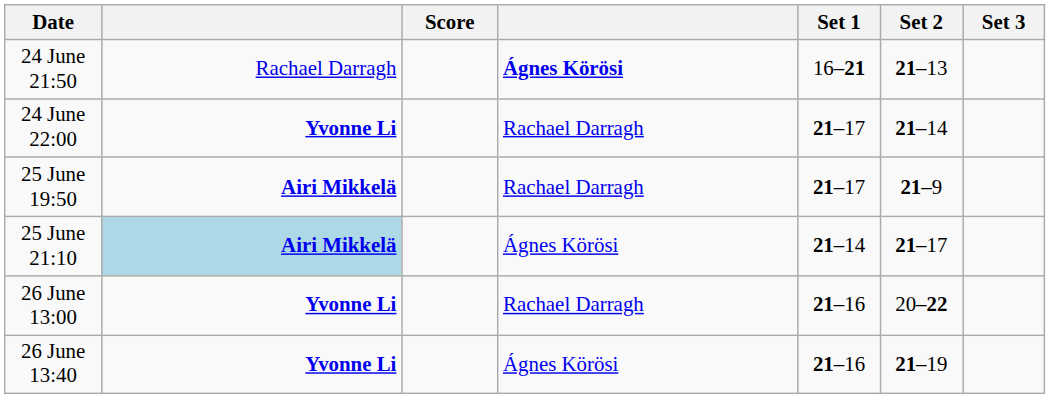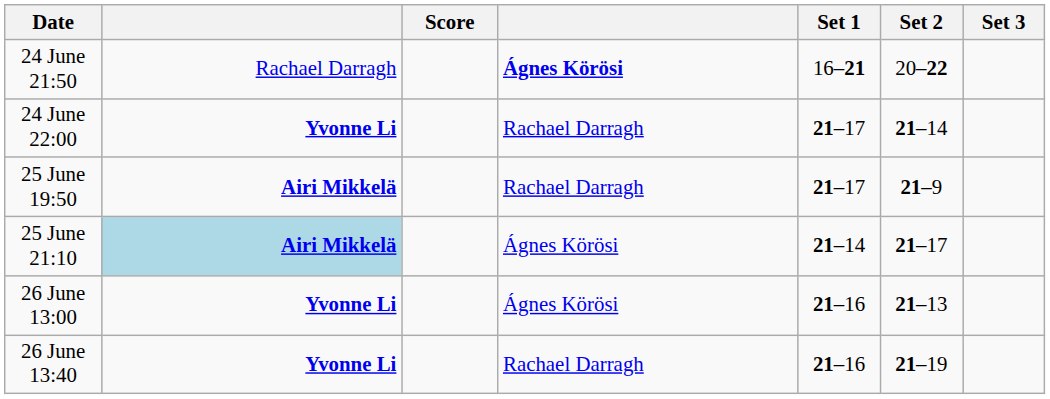(921, 68) 21–13 -> (921, 68) 20–22
(573, 305) Rachael Darragh -> (561, 305) Ágnes Körösi
(921, 305) 20–22 -> (921, 305) 21–13
(561, 364) Ágnes Körösi -> (573, 364) Rachael Darragh
